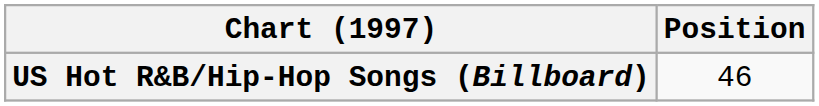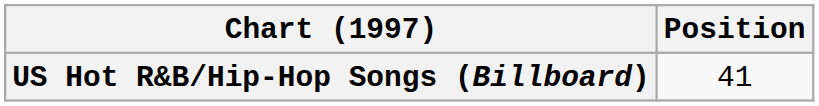(735, 77) 46 -> (735, 77) 41
